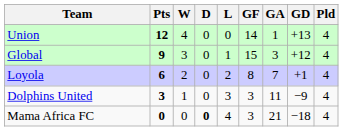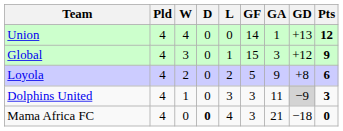columns swapped: (326, 14) <-> (162, 14)
(251, 75) 8 -> (252, 75) 5
(275, 75) 7 -> (277, 75) 9
(301, 75) +1 -> (302, 75) +8
(301, 95) no background -> (302, 95) lightgrey background
